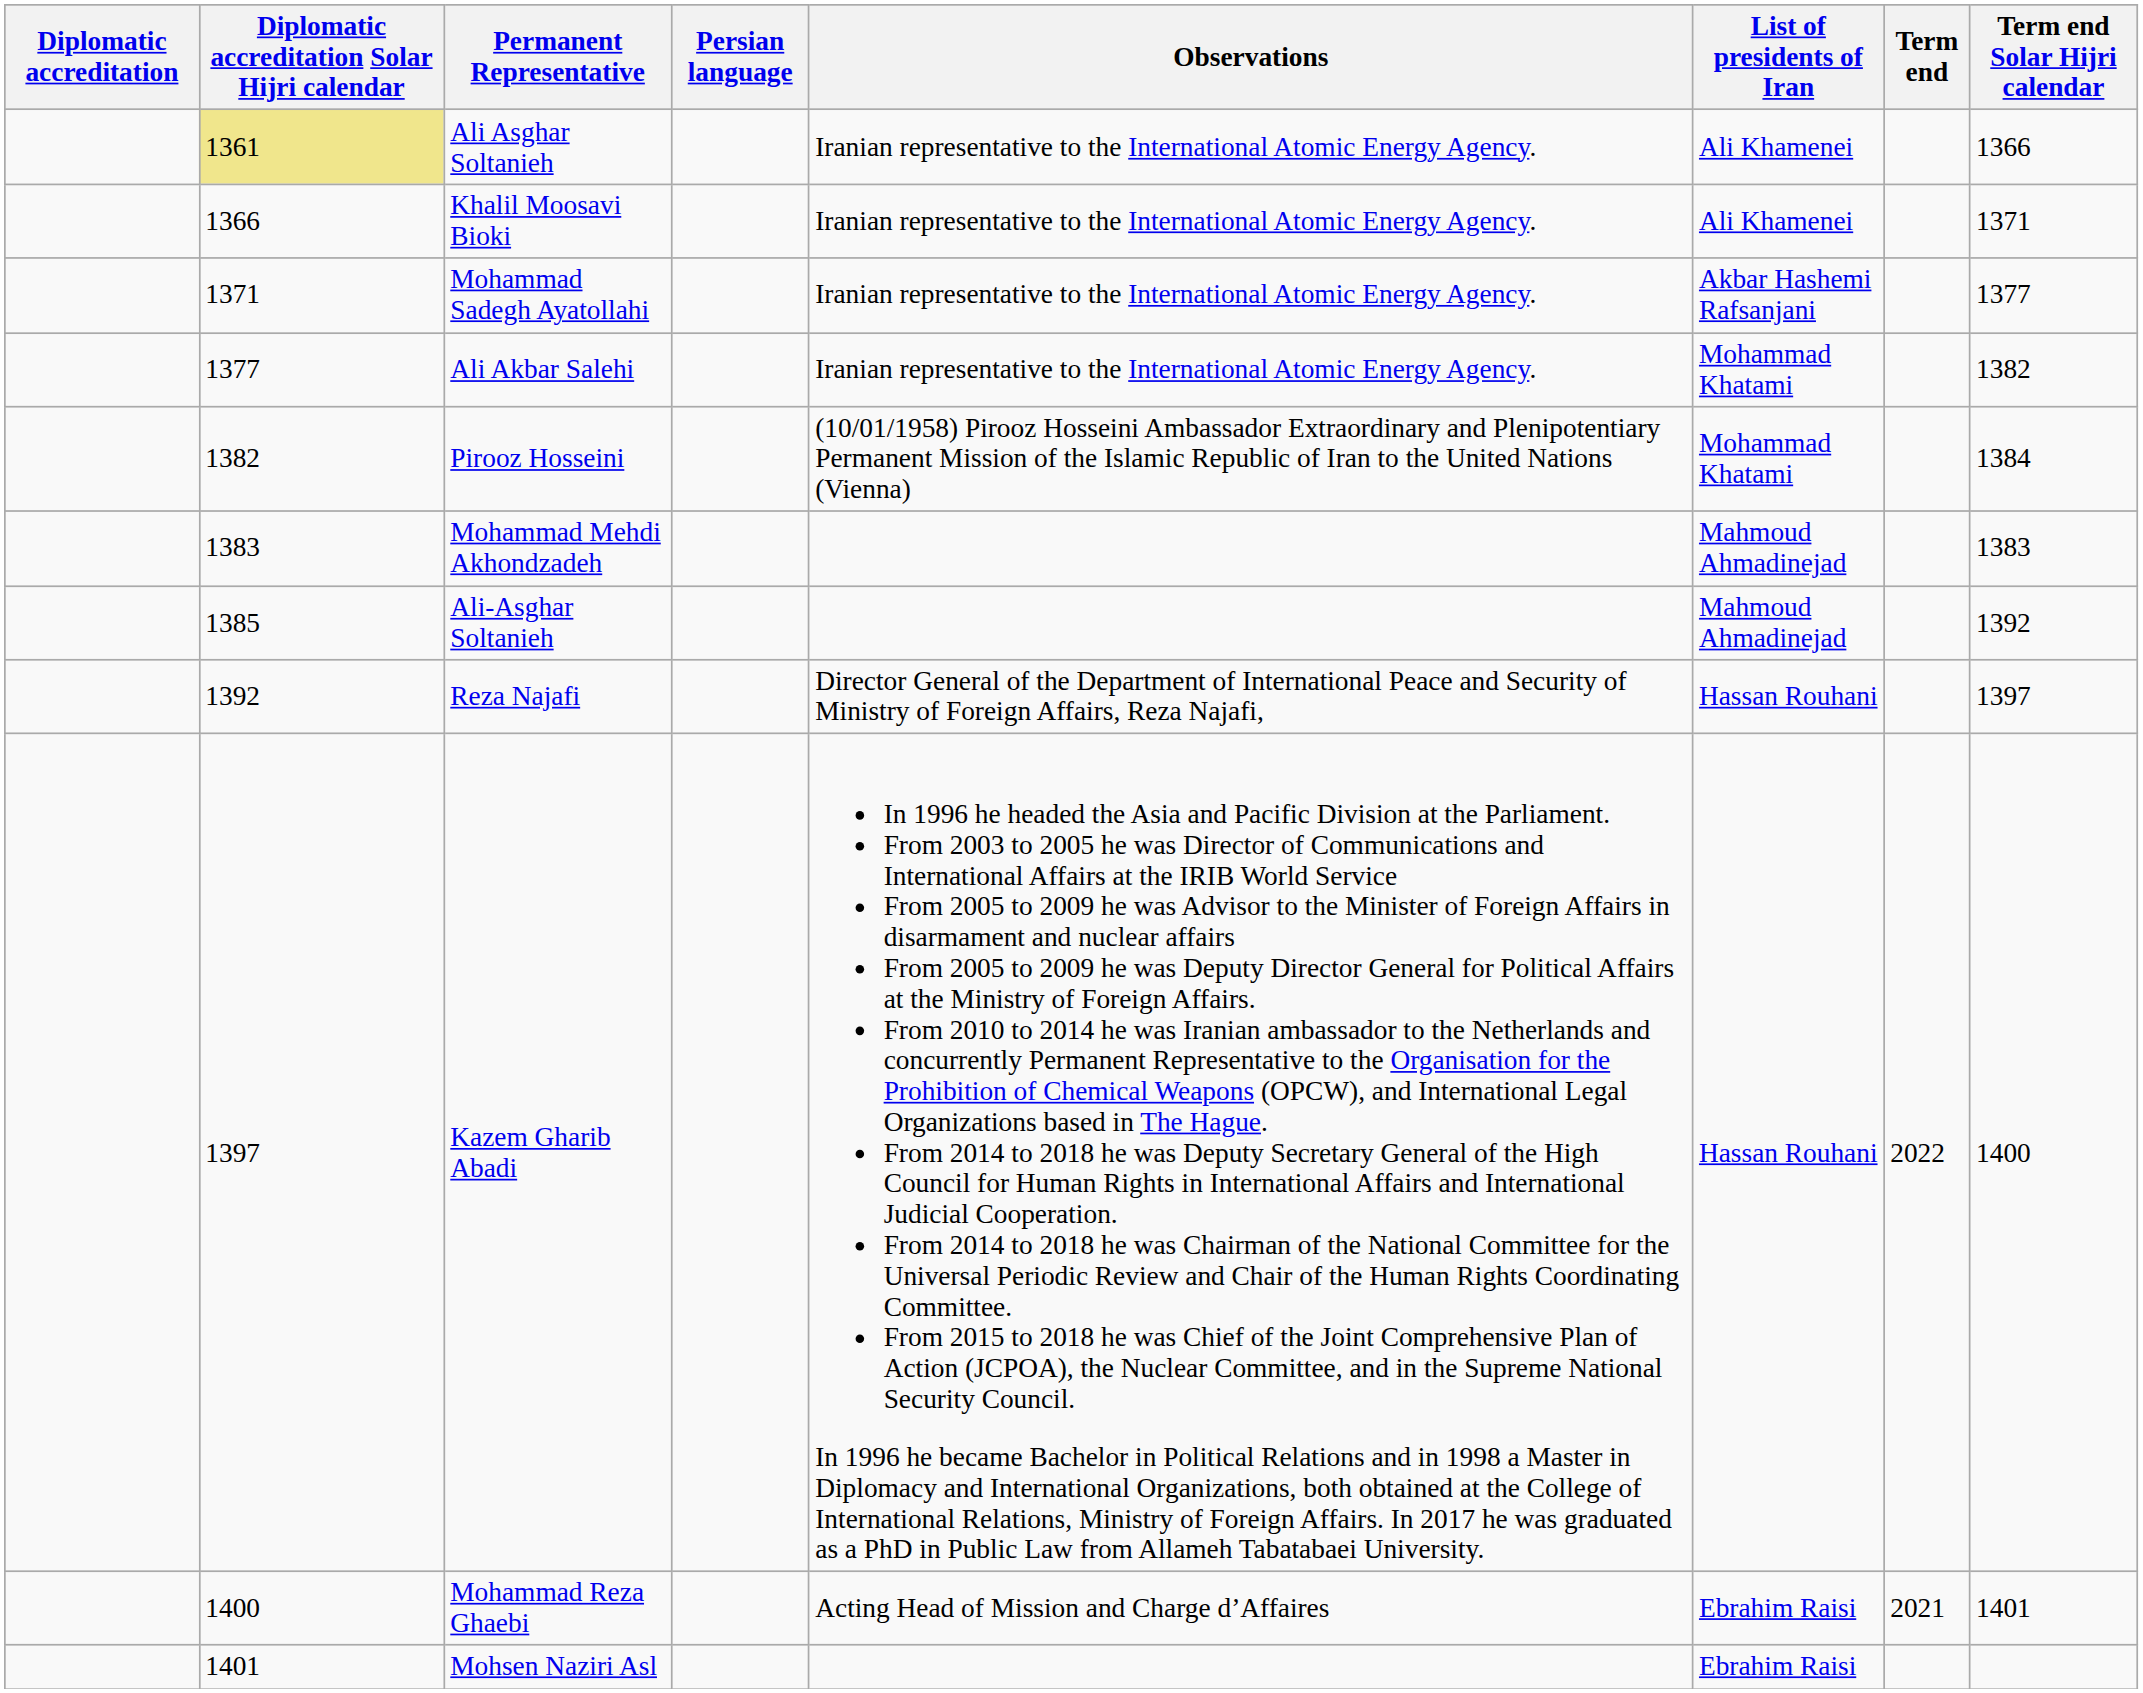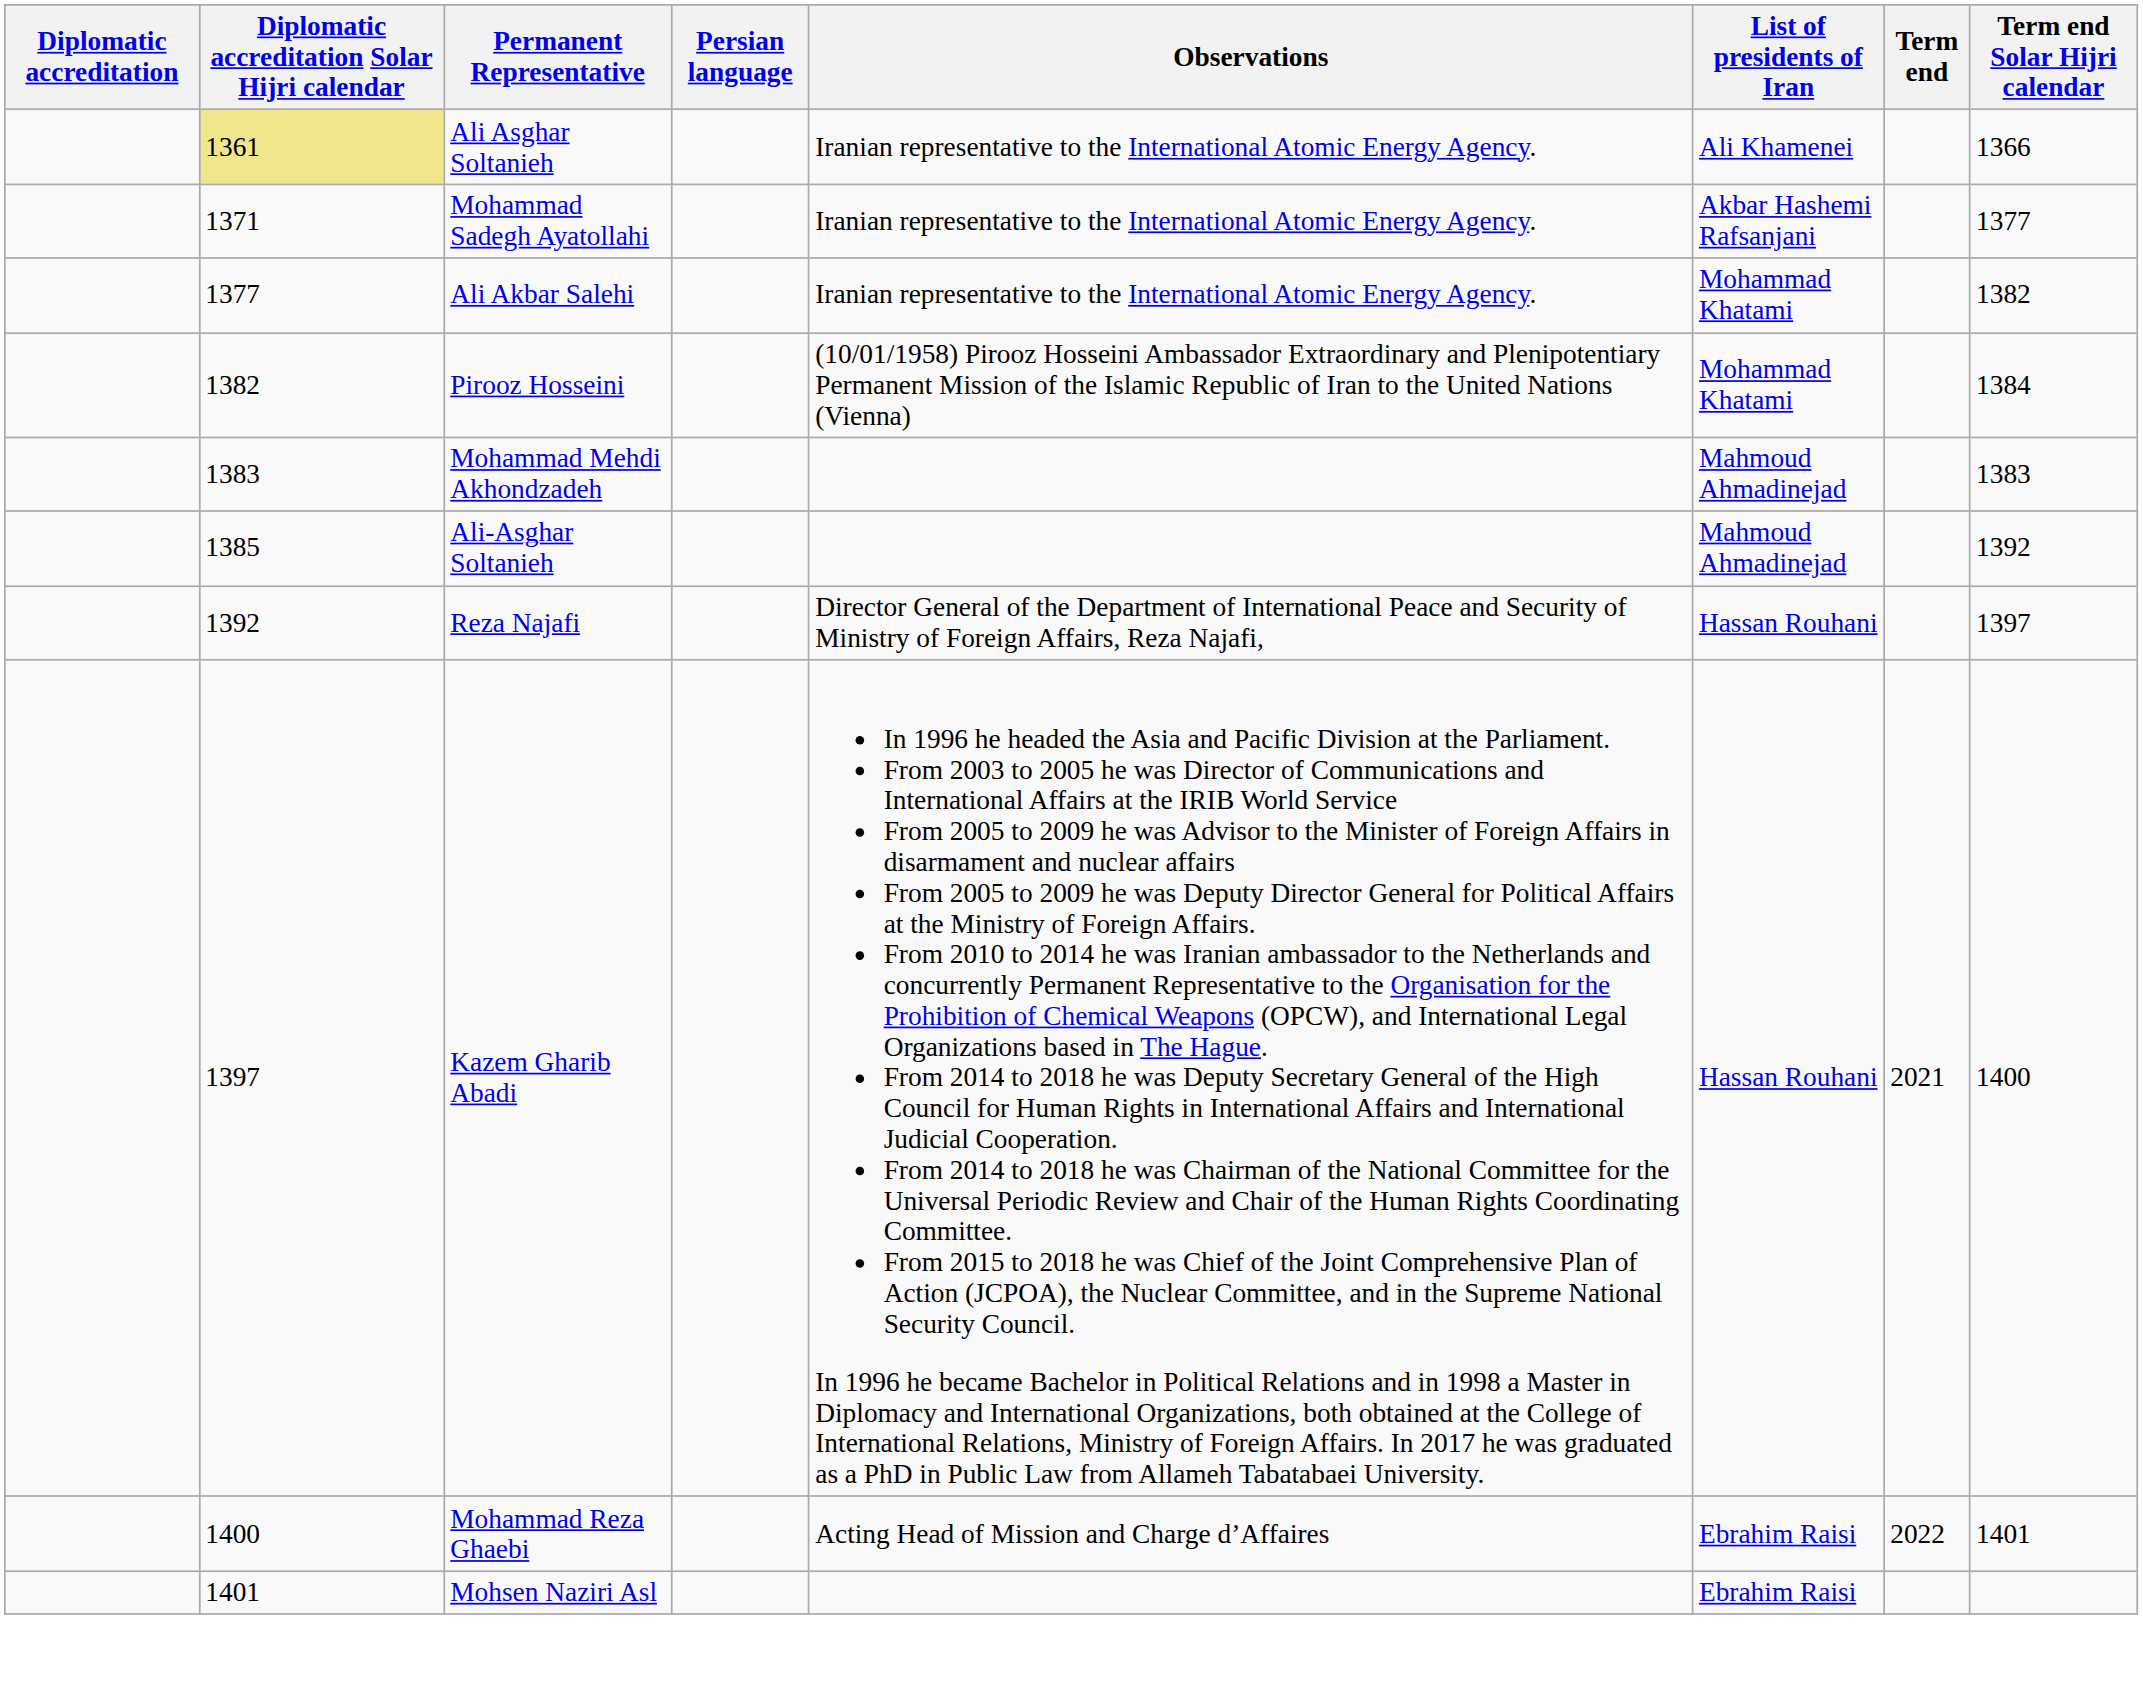- row: (536, 220)
(1918, 1152) 2022 -> (1918, 1077) 2021
(1918, 1607) 2021 -> (1918, 1533) 2022
